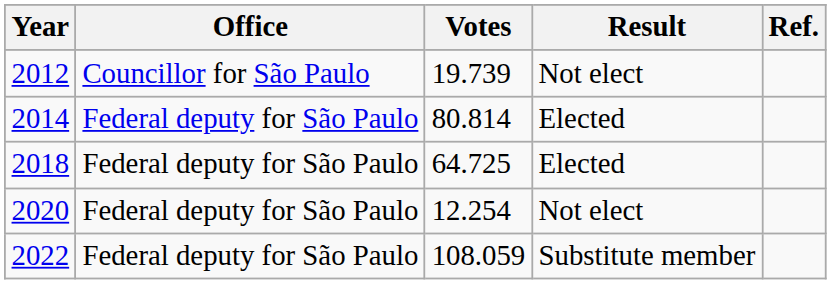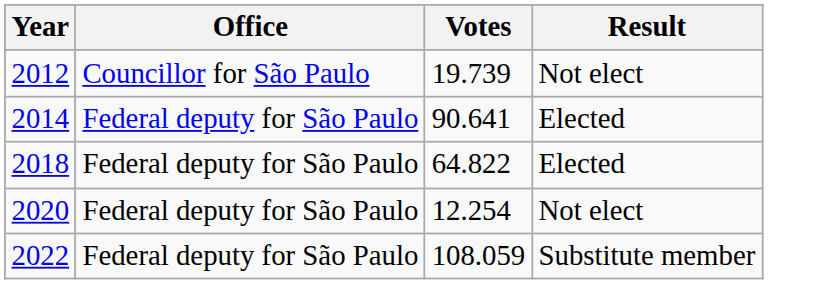- column: (794, 27)
(471, 118) 80.814 -> (471, 118) 90.641
(471, 164) 64.725 -> (471, 164) 64.822
